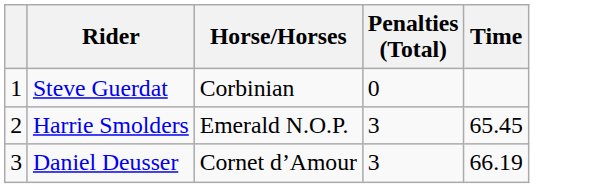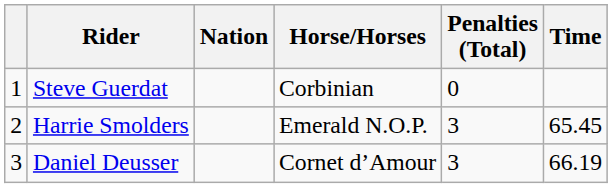+ column: (234, 36)
